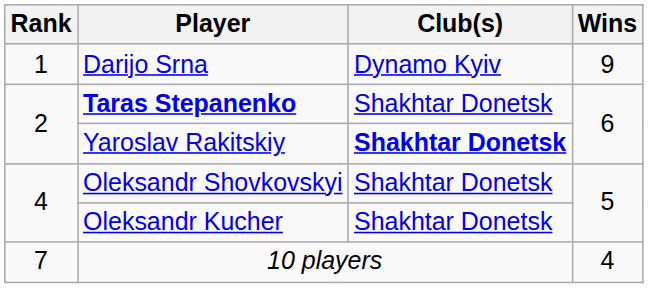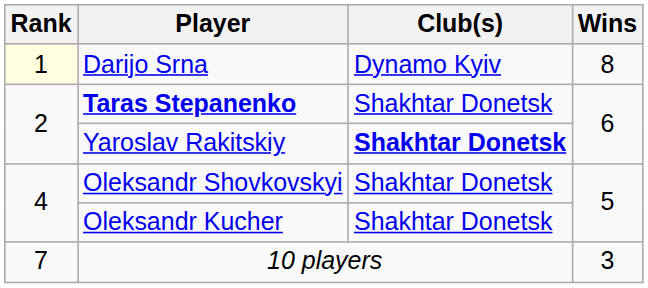(41, 63) no background -> (41, 63) lightyellow background
(607, 63) 9 -> (607, 63) 8
(607, 261) 4 -> (607, 261) 3
